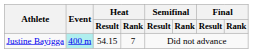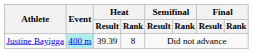(107, 41) 54.15 -> (107, 41) 39.39
(133, 41) 7 -> (133, 41) 8
